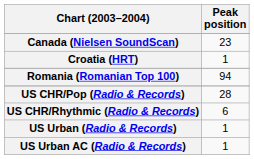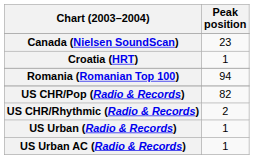(225, 94) 28 -> (225, 94) 82
(225, 111) 6 -> (225, 111) 2
